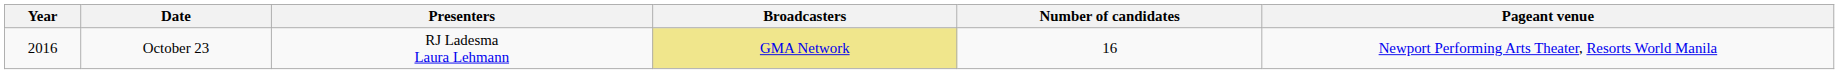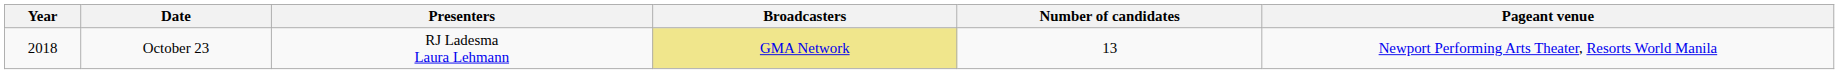(43, 48) 2016 -> (43, 48) 2018
(1110, 48) 16 -> (1110, 48) 13
